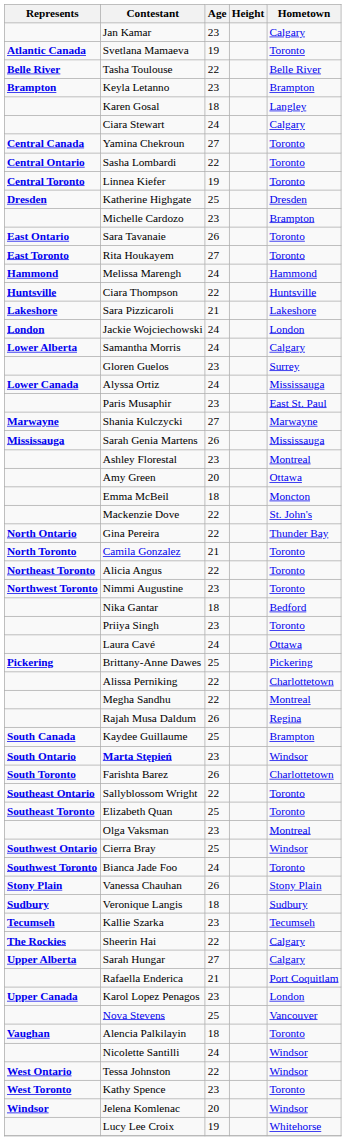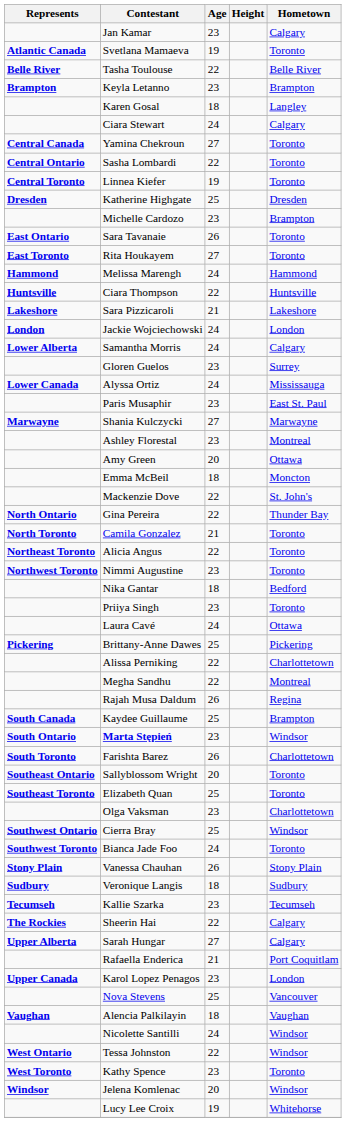- row: (150, 440)
(213, 792) 22 -> (213, 774) 20
(290, 829) Montreal -> (302, 811) Charlottetown
(287, 1034) Toronto -> (289, 1015) Vaughan
